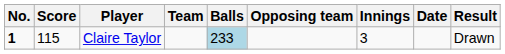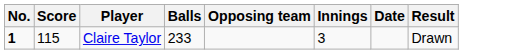- column: (186, 16)
(222, 38) lightblue background -> (179, 38) no background
